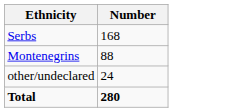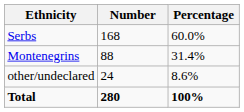+ column: (204, 14)
